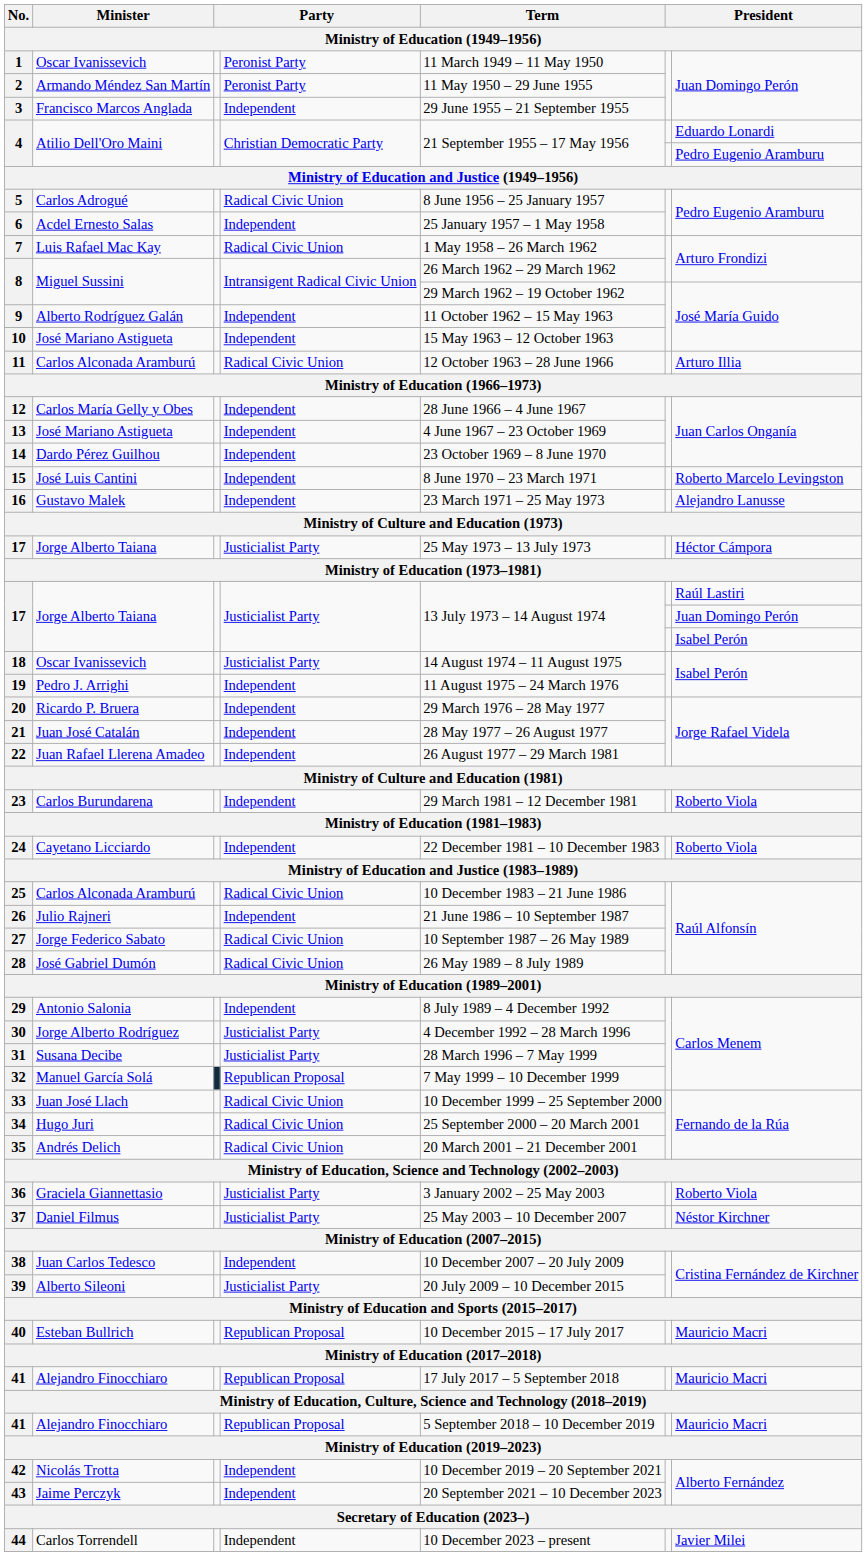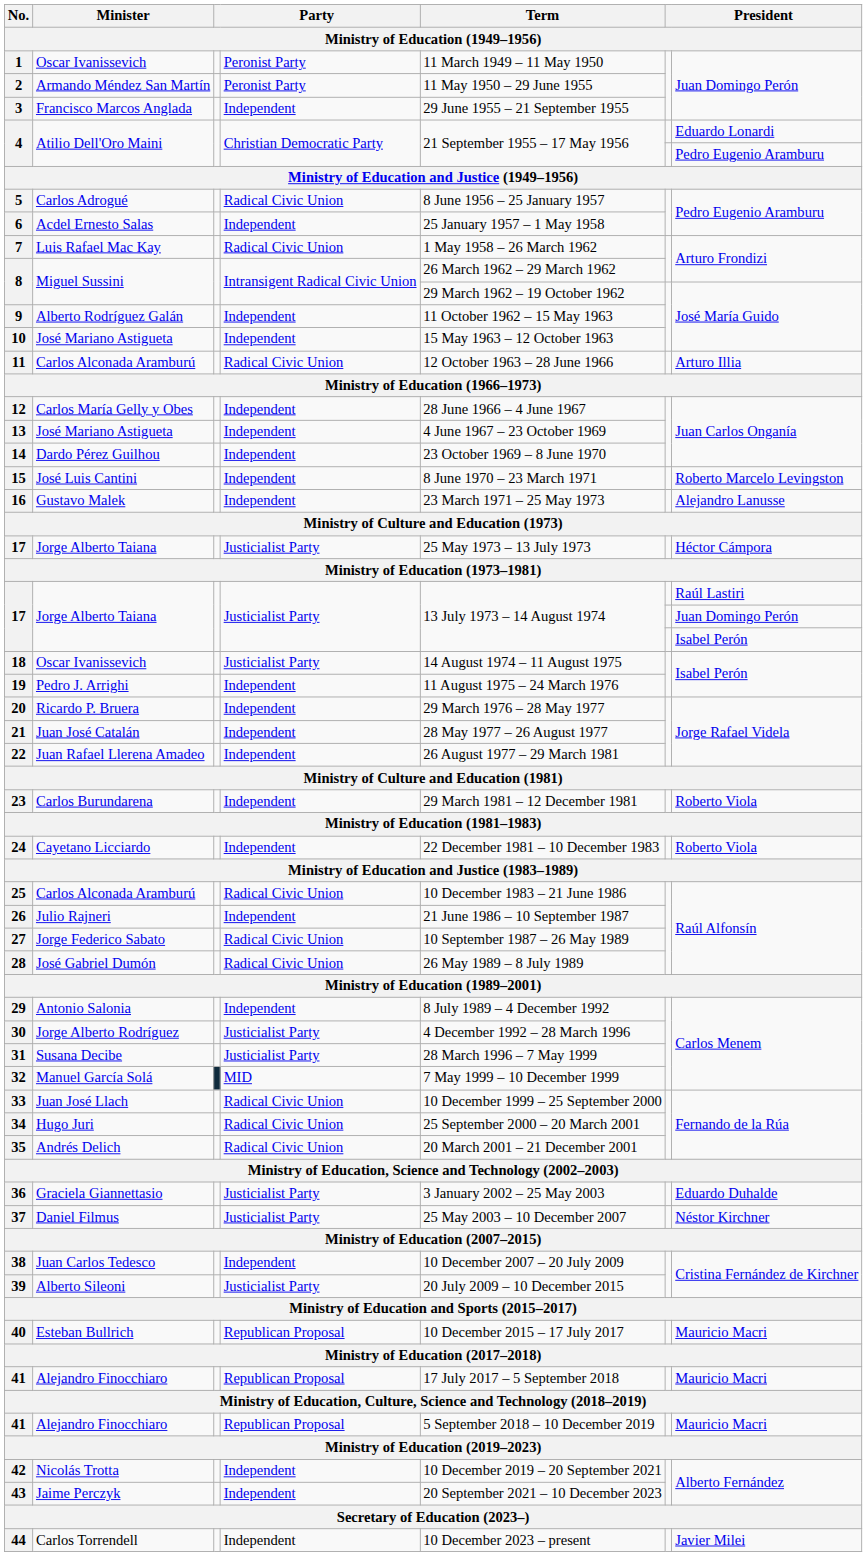(284, 1078) Republican Proposal -> (238, 1078) MID
(716, 1193) Roberto Viola -> (726, 1193) Eduardo Duhalde
